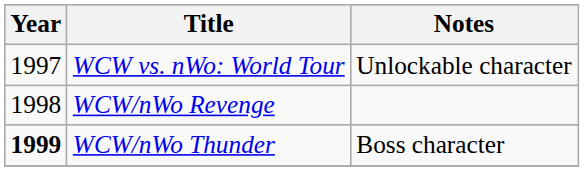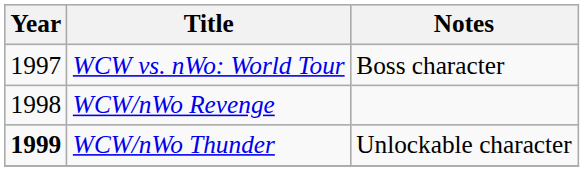(464, 64) Unlockable character -> (430, 64) Boss character
(430, 144) Boss character -> (464, 144) Unlockable character
